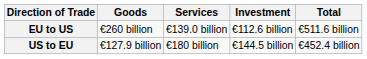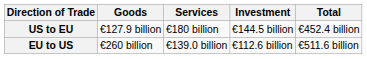rows swapped: (51, 29) <-> (51, 45)
